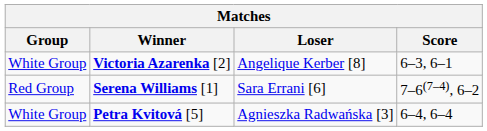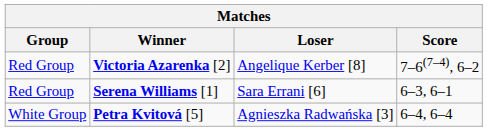(47, 63) White Group -> (41, 65) Red Group
(426, 63) 6–3, 6–1 -> (440, 65) 7–6(7–4), 6–2
(440, 89) 7–6(7–4), 6–2 -> (426, 91) 6–3, 6–1
